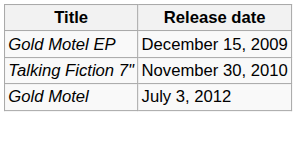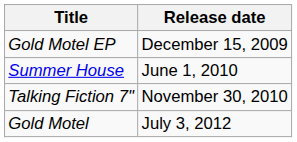+ row: (66, 70)
